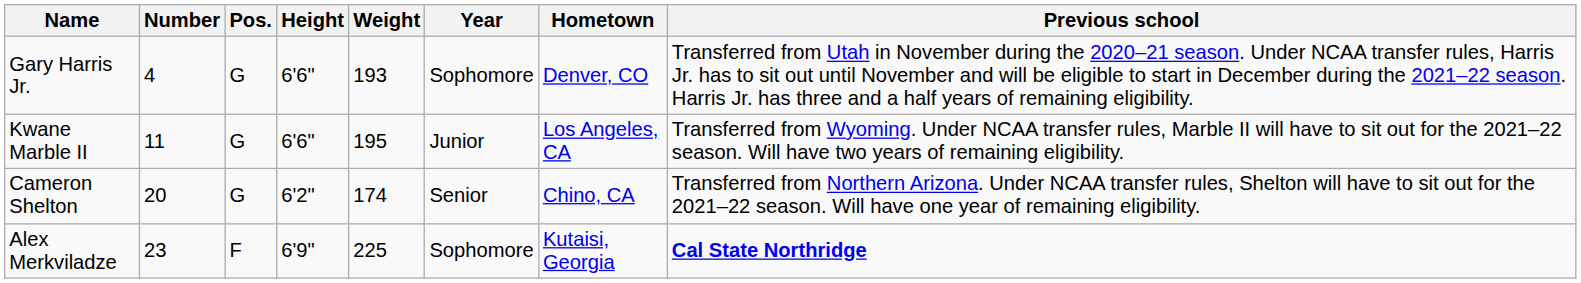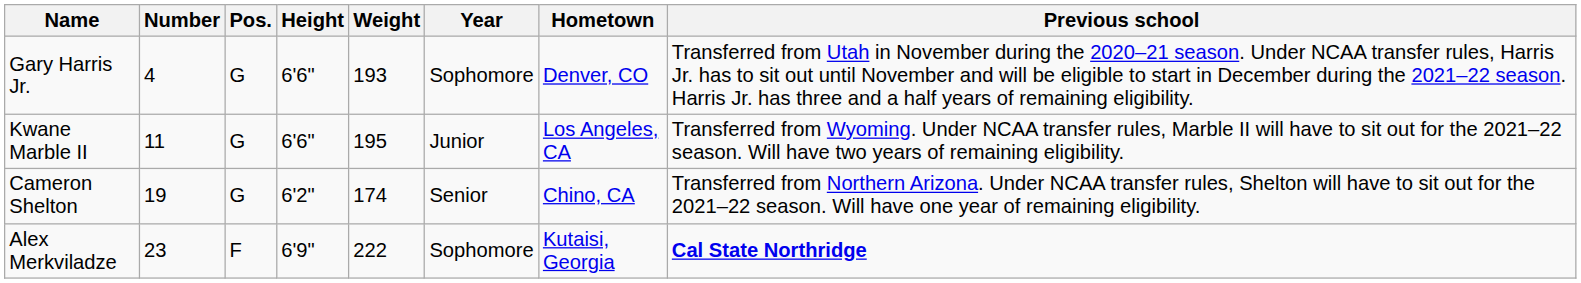(155, 195) 20 -> (155, 195) 19
(370, 250) 225 -> (370, 250) 222
